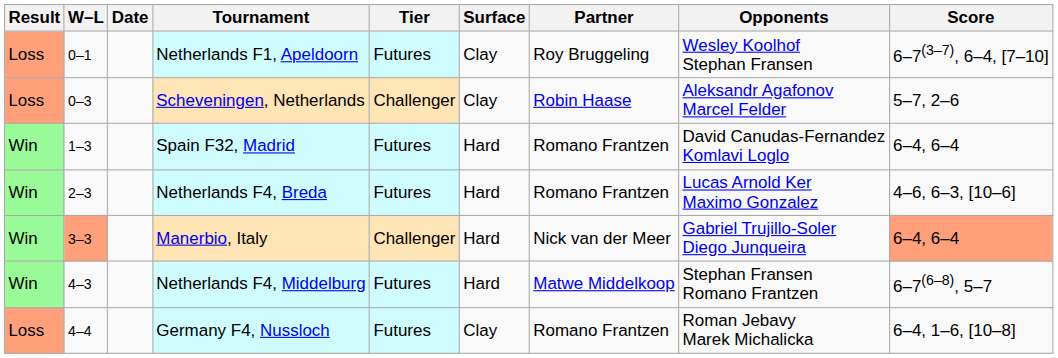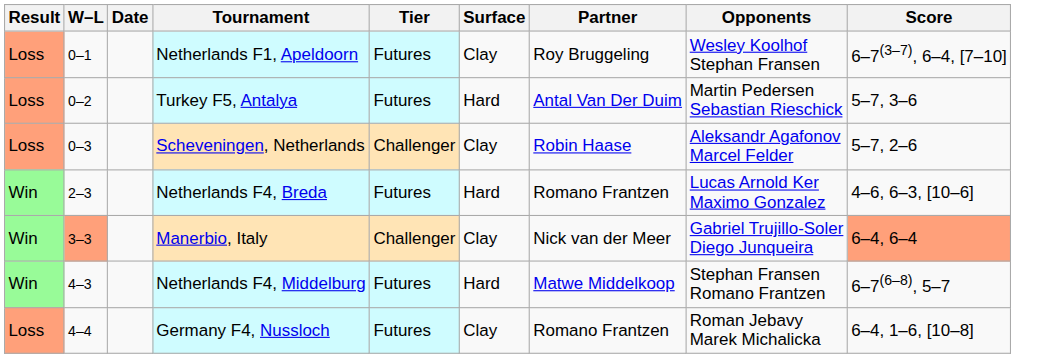+ row: (227, 100)
- row: (226, 146)
(482, 238) Hard -> (480, 238) Clay
